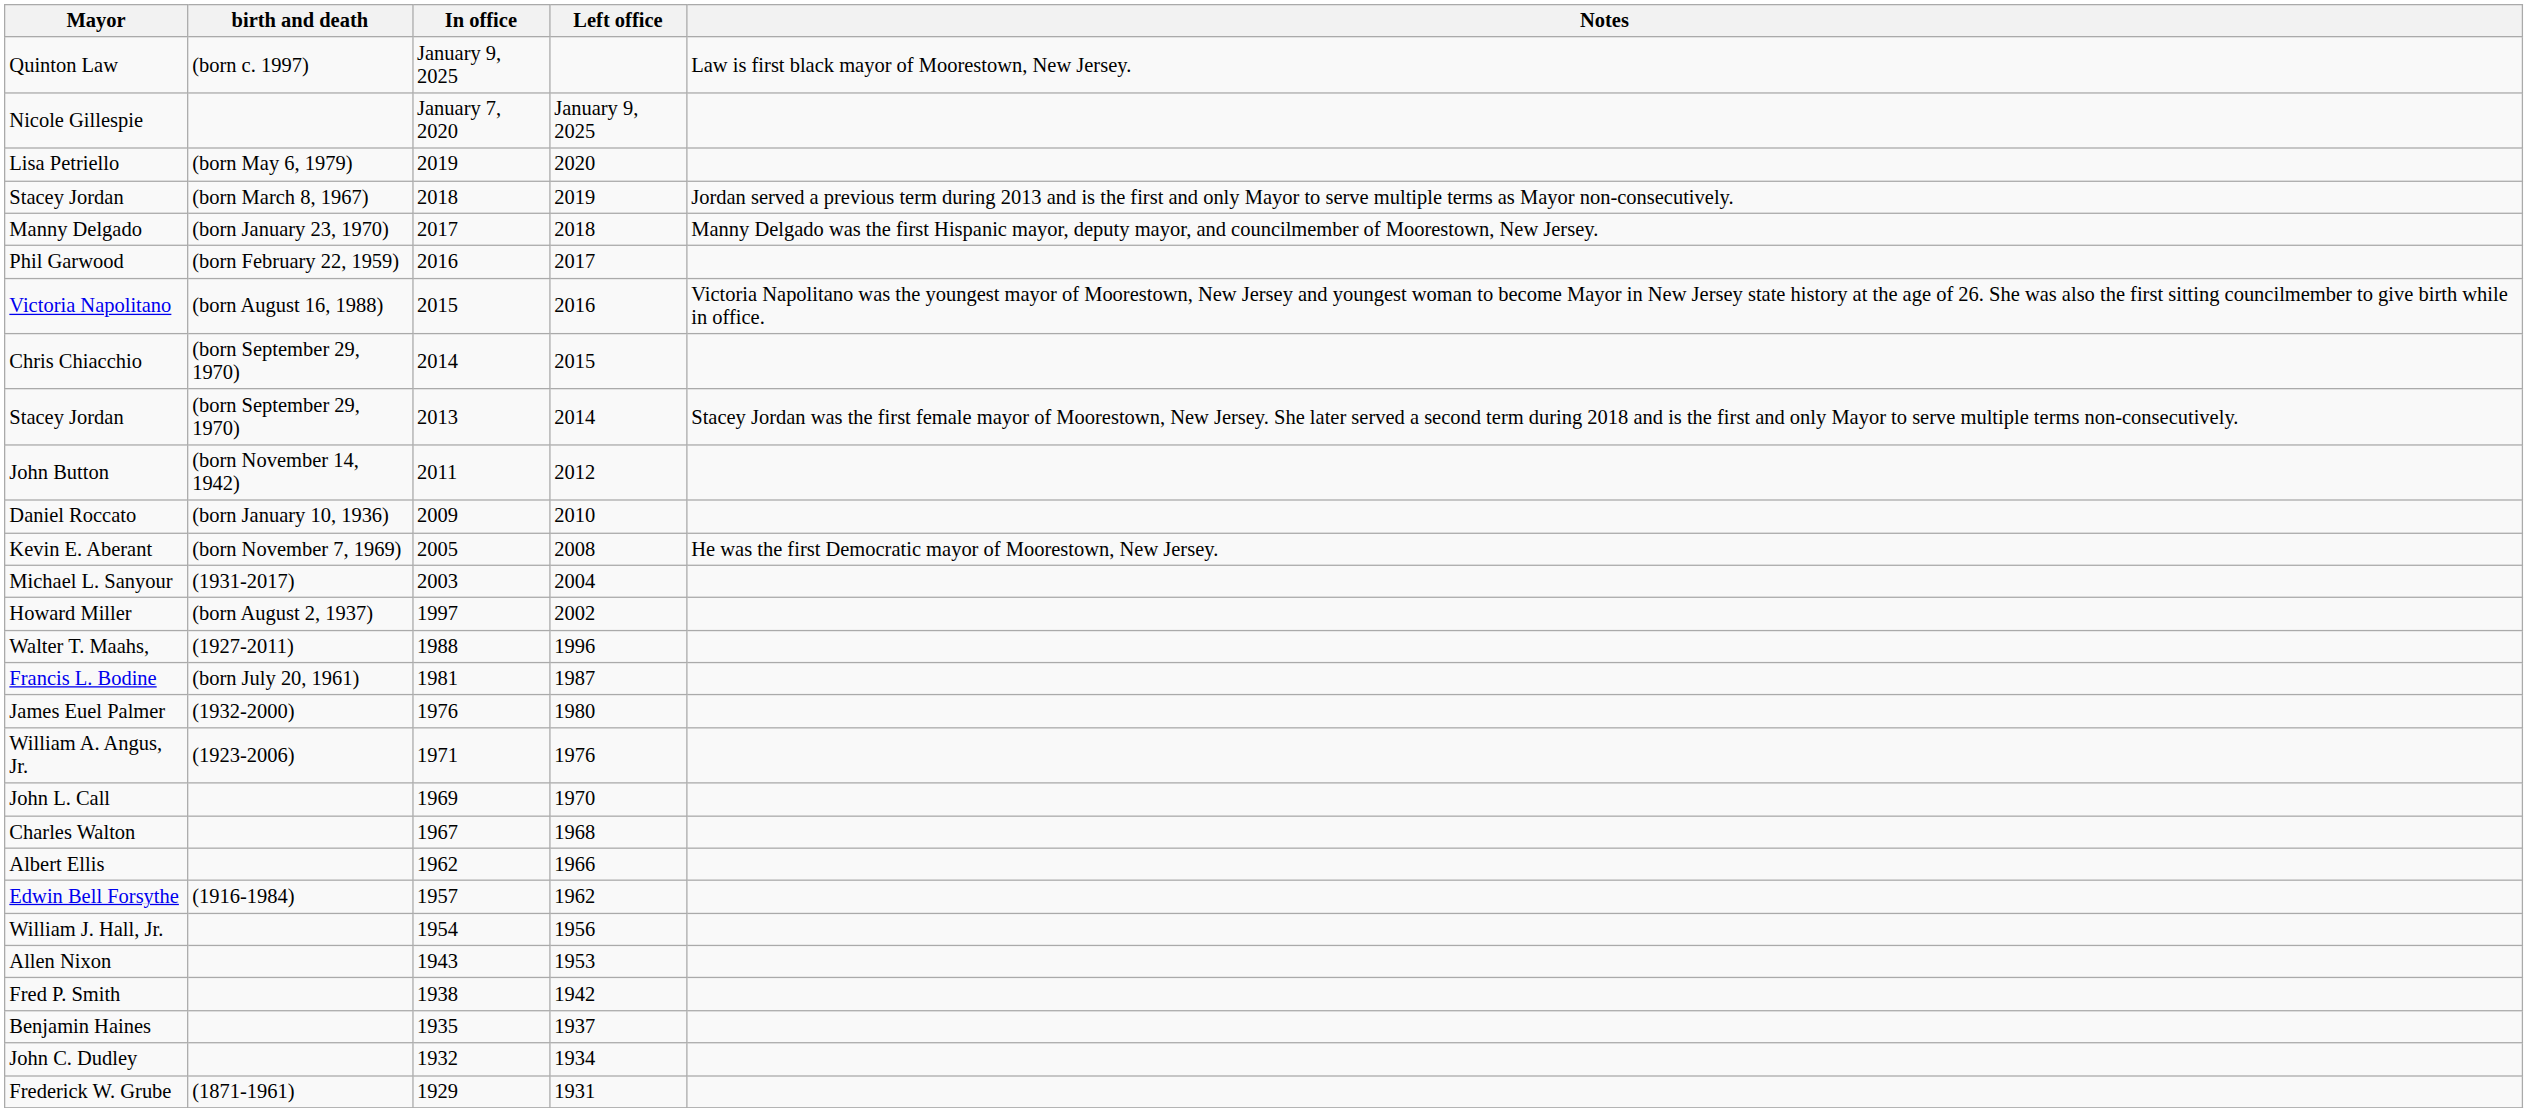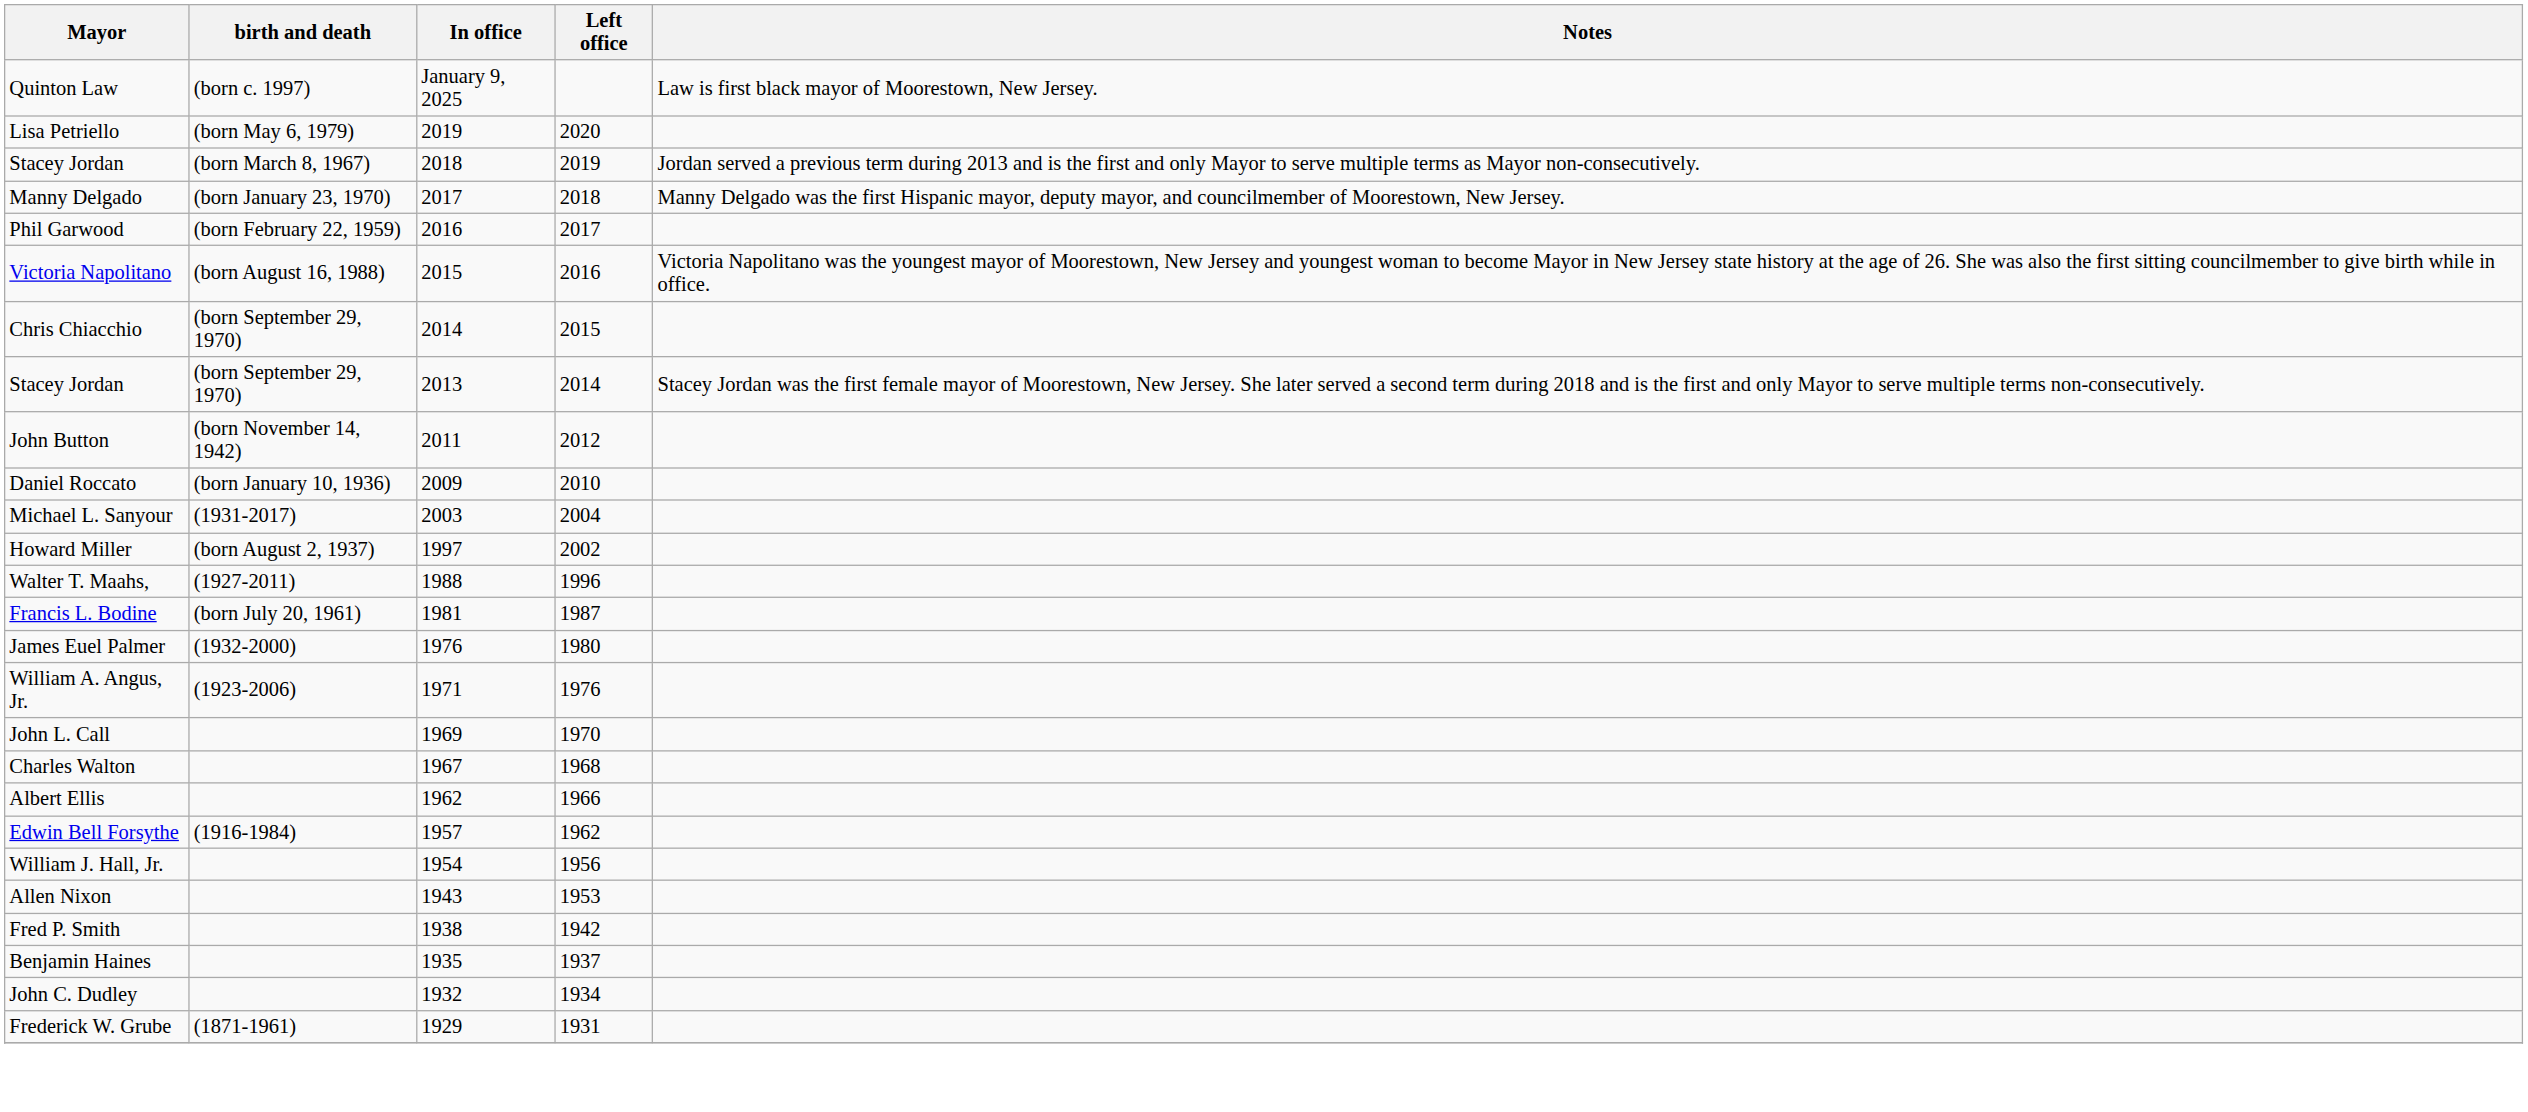- row: (76, 120)
- row: (81, 548)
